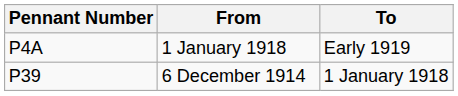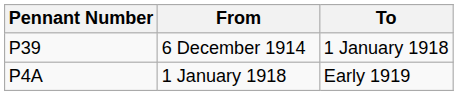rows swapped: (25, 76) <-> (26, 47)
